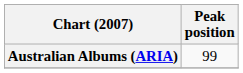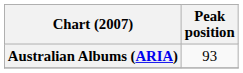(210, 56) 99 -> (210, 56) 93
